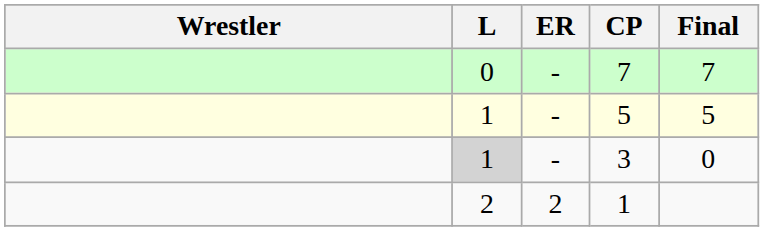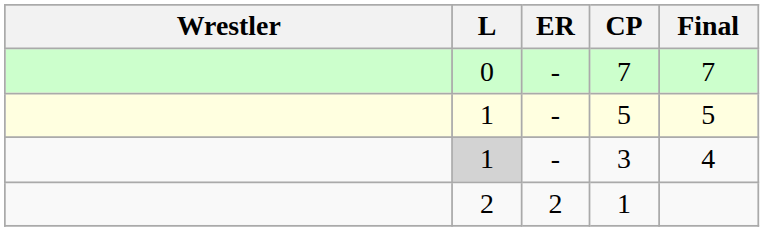(708, 159) 0 -> (708, 159) 4
